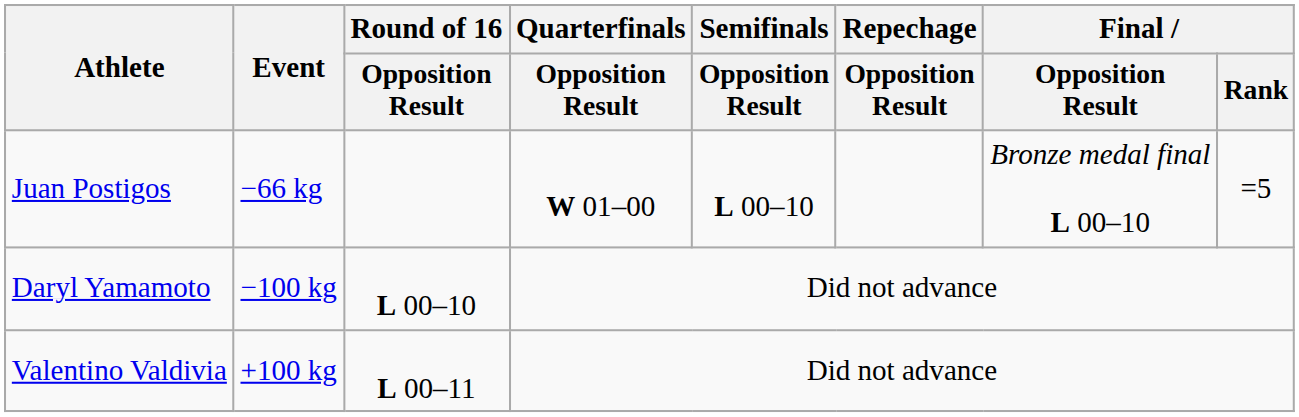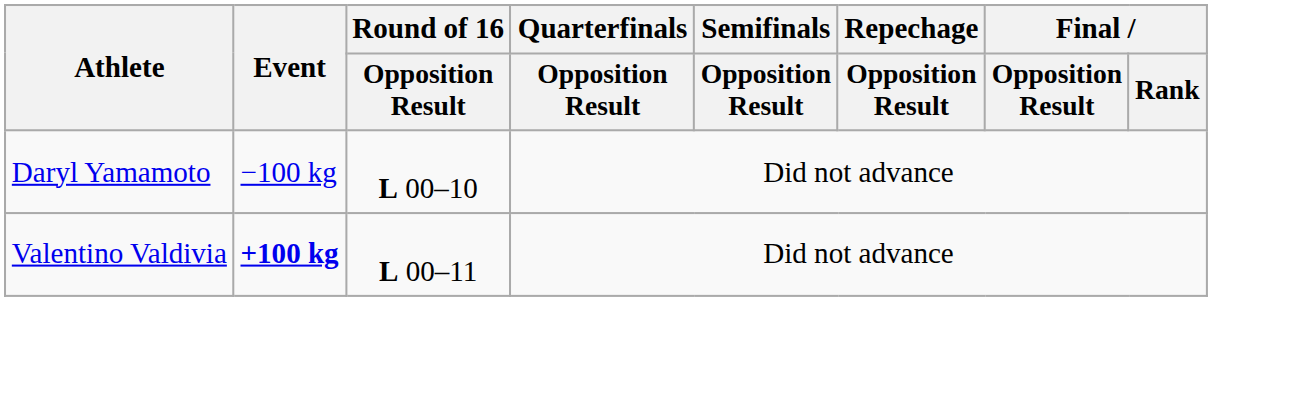- row: (91, 188)
(289, 370) normal -> (290, 254) bold
